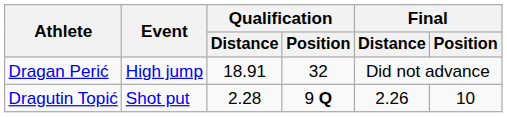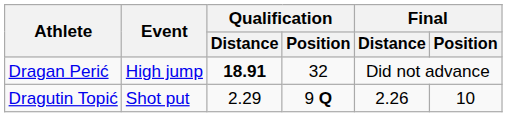(245, 71) normal -> (245, 71) bold
(245, 98) 2.28 -> (245, 98) 2.29
